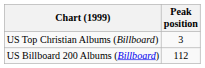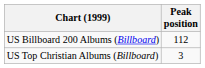rows swapped: (83, 55) <-> (82, 39)
